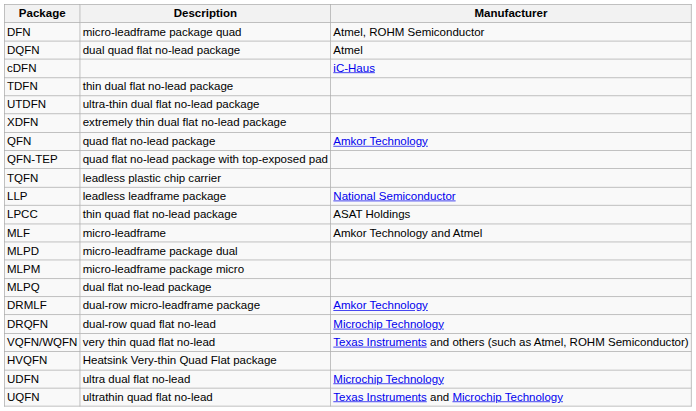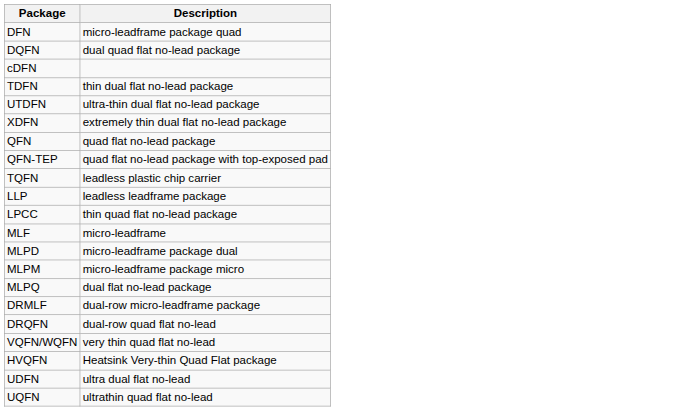- column: (511, 13)
